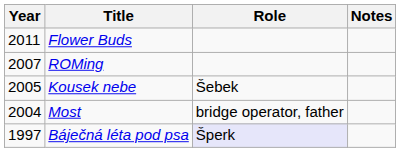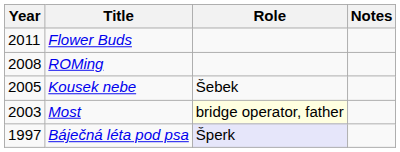(25, 64) 2007 -> (25, 64) 2008
(25, 111) 2004 -> (25, 111) 2003
(270, 111) no background -> (270, 111) lightyellow background
